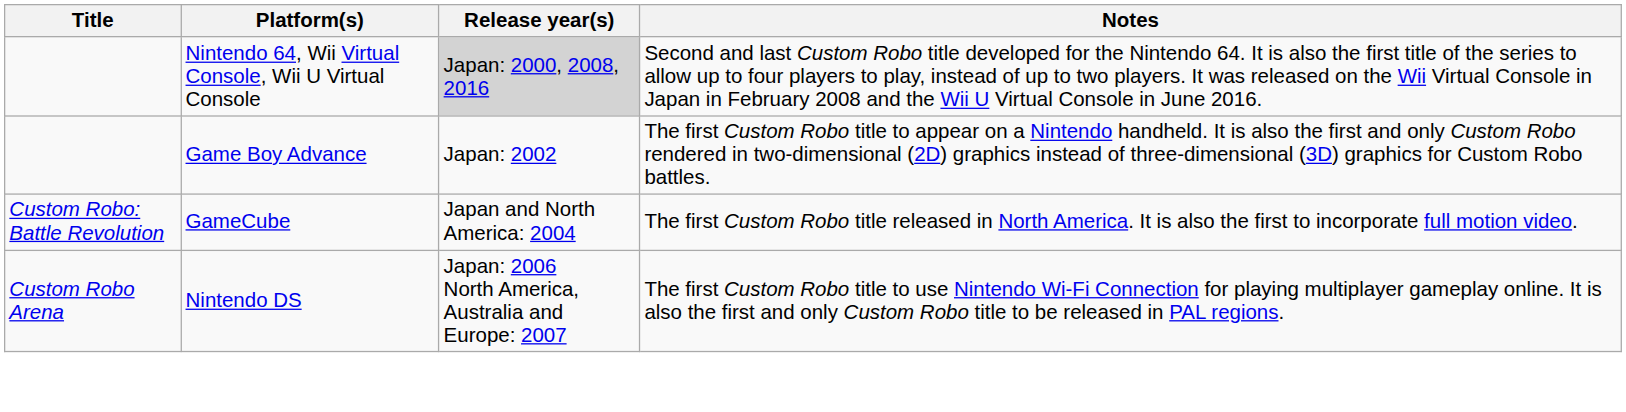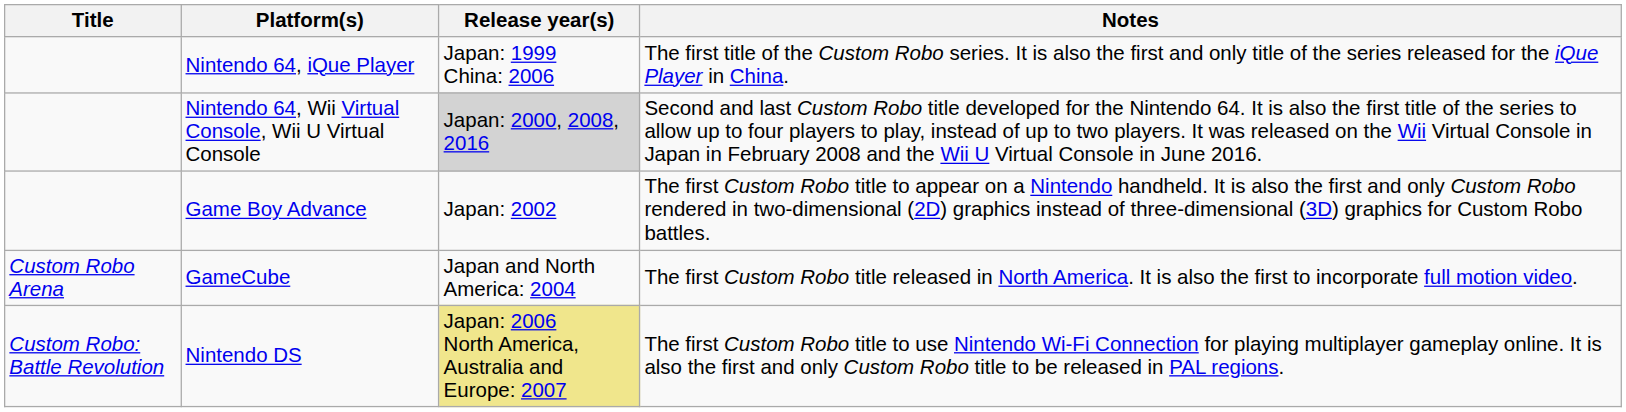+ row: (300, 64)
(87, 221) Custom Robo: Battle Revolution -> (72, 277) Custom Robo Arena
(72, 300) Custom Robo Arena -> (87, 355) Custom Robo: Battle Revolution
(511, 300) no background -> (511, 355) khaki background
